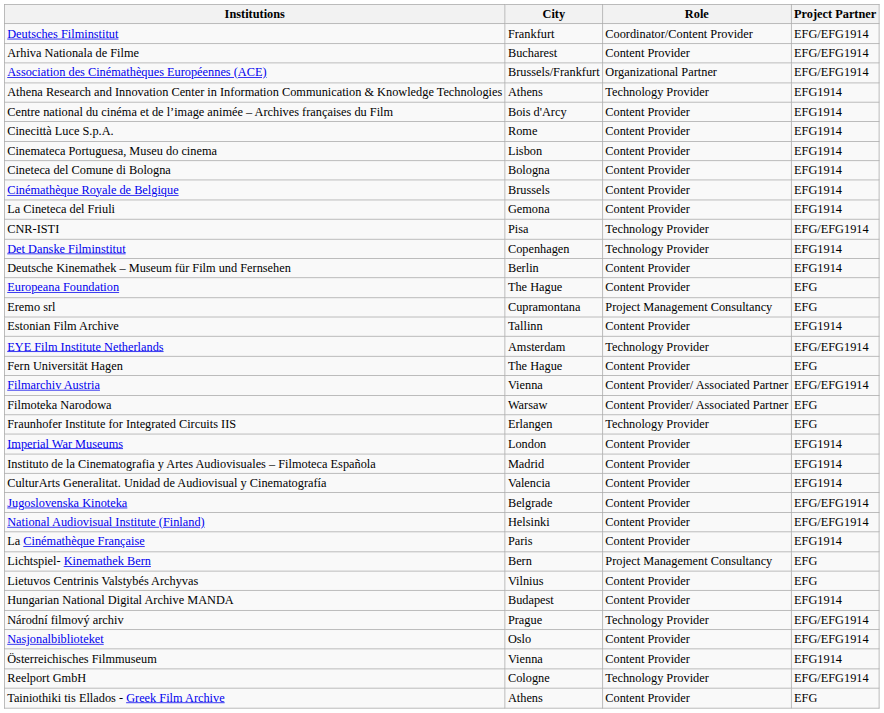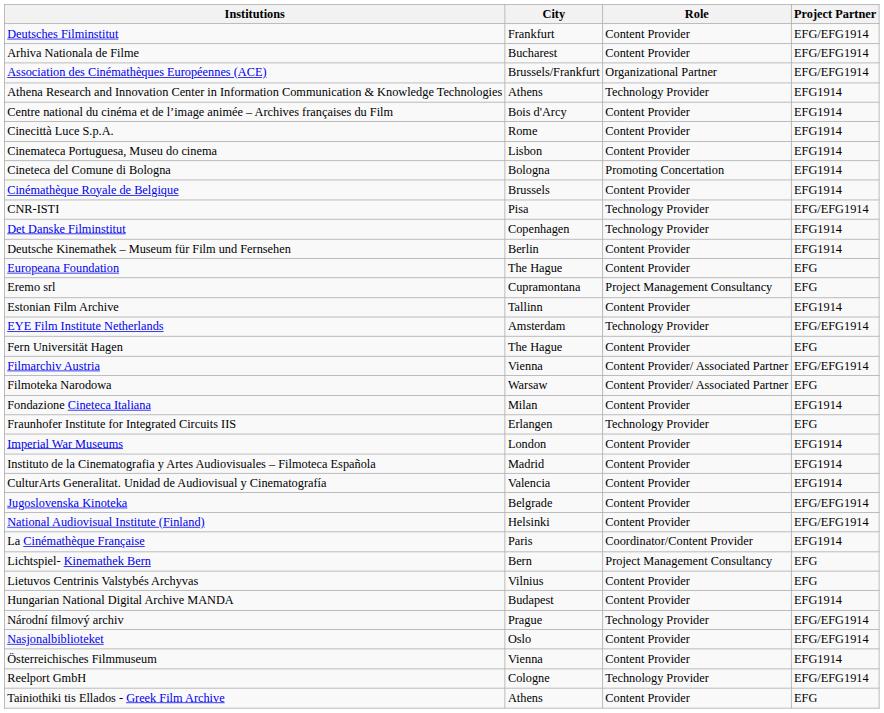(679, 33) Coordinator/Content Provider -> (648, 33) Content Provider
(648, 170) Content Provider -> (665, 170) Promoting Concertation
- row: (61, 209)
+ row: (79, 405)
(648, 541) Content Provider -> (679, 541) Coordinator/Content Provider
